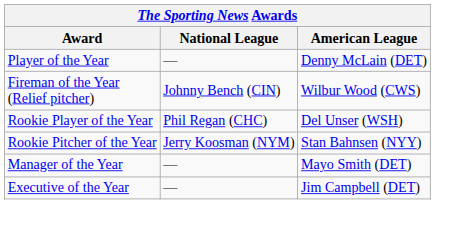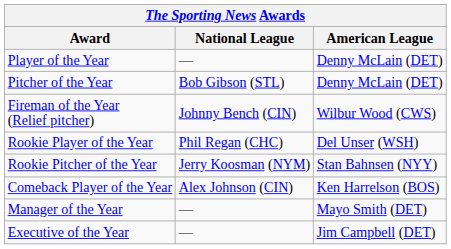+ row: (60, 82)
+ row: (90, 187)
